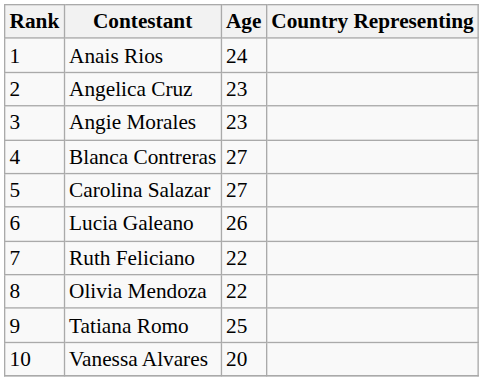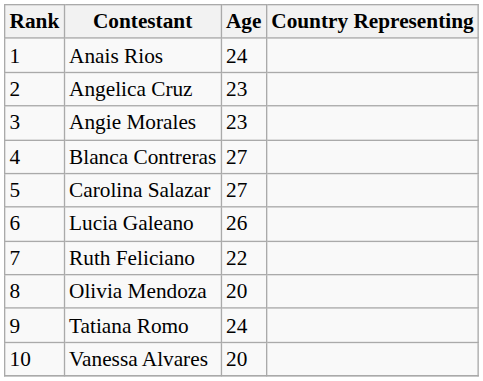(237, 291) 22 -> (237, 291) 20
(237, 325) 25 -> (237, 325) 24
